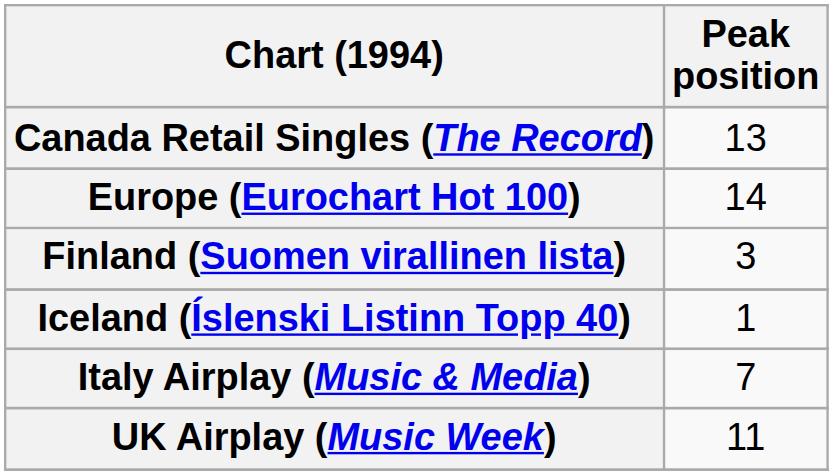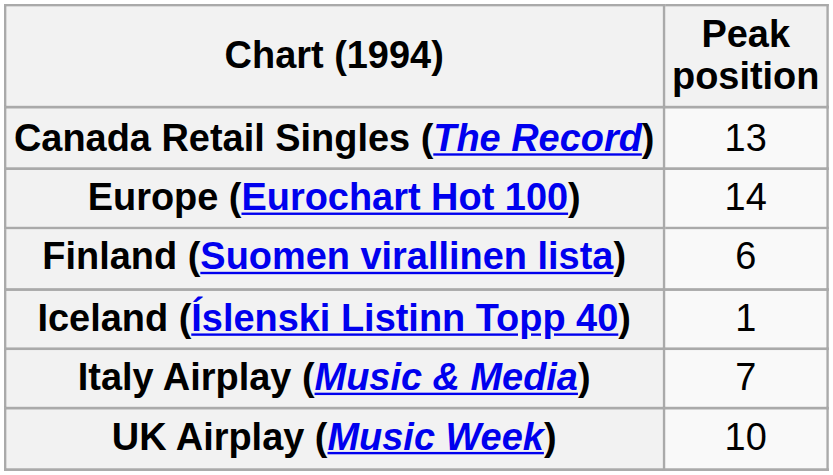(746, 257) 3 -> (746, 257) 6
(746, 438) 11 -> (746, 438) 10
